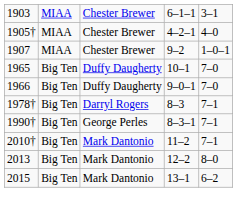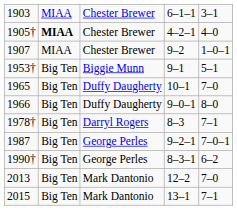(56, 31) normal -> (57, 31) bold
+ row: (21, 68)
(210, 86) 7–0 -> (210, 104) 8–0
+ row: (19, 141)
(210, 123) 7–1 -> (210, 159) 6–2
- row: (21, 141)
(210, 159) 8–0 -> (210, 178) 7–0
(210, 178) 6–2 -> (210, 196) 7–1
